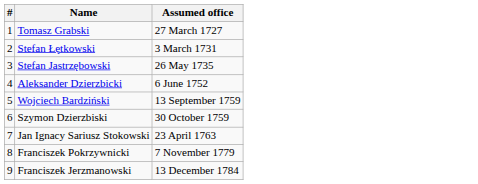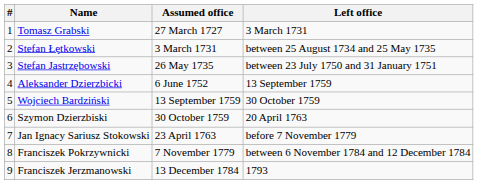+ column: (358, 13)
